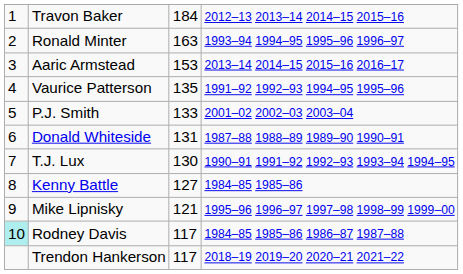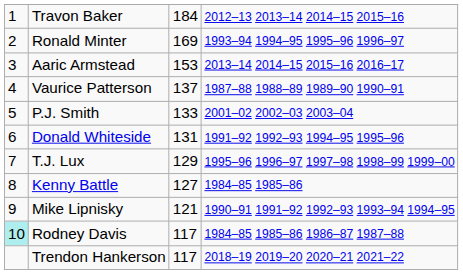(185, 40) 163 -> (185, 40) 169
(185, 88) 135 -> (185, 88) 137
(304, 89) 1991–92 1992–93 1994–95 1995–96 -> (304, 89) 1987–88 1988–89 1989–90 1990–91
(304, 137) 1987–88 1988–89 1989–90 1990–91 -> (304, 137) 1991–92 1992–93 1994–95 1995–96
(185, 161) 130 -> (185, 161) 129
(330, 161) 1990–91 1991–92 1992–93 1993–94 1994–95 -> (330, 161) 1995–96 1996–97 1997–98 1998–99 1999–00
(330, 209) 1995–96 1996–97 1997–98 1998–99 1999–00 -> (330, 209) 1990–91 1991–92 1992–93 1993–94 1994–95
